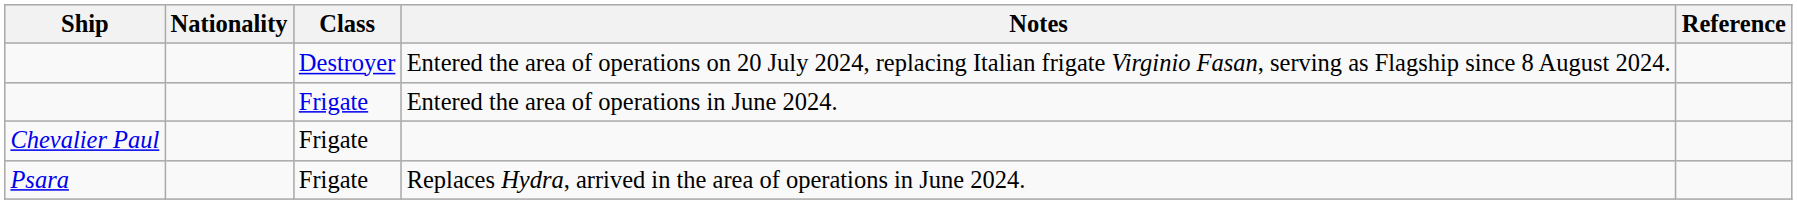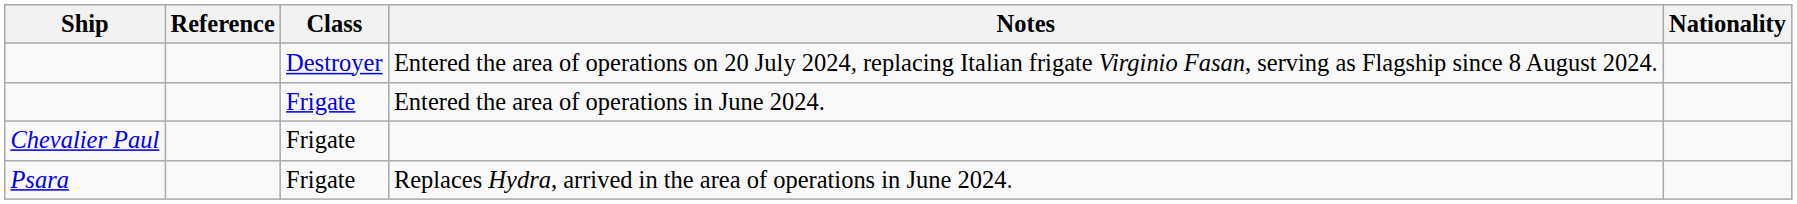columns swapped: (229, 23) <-> (1734, 23)
